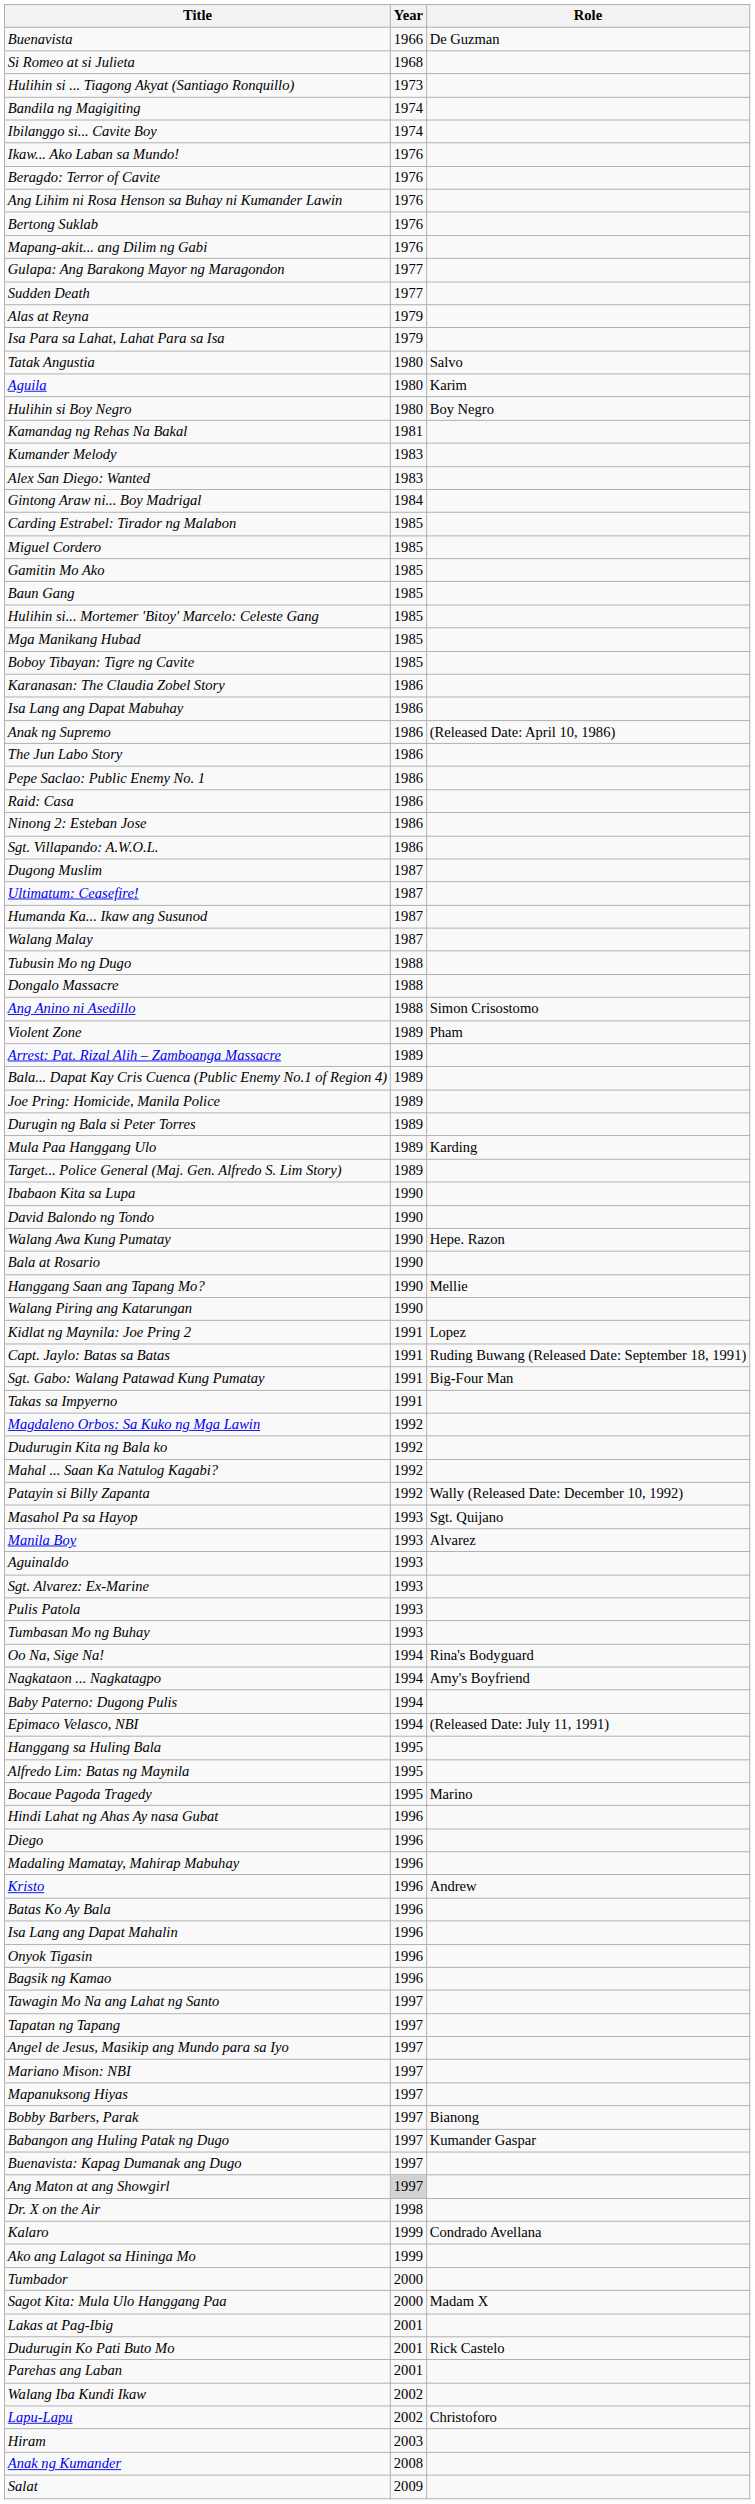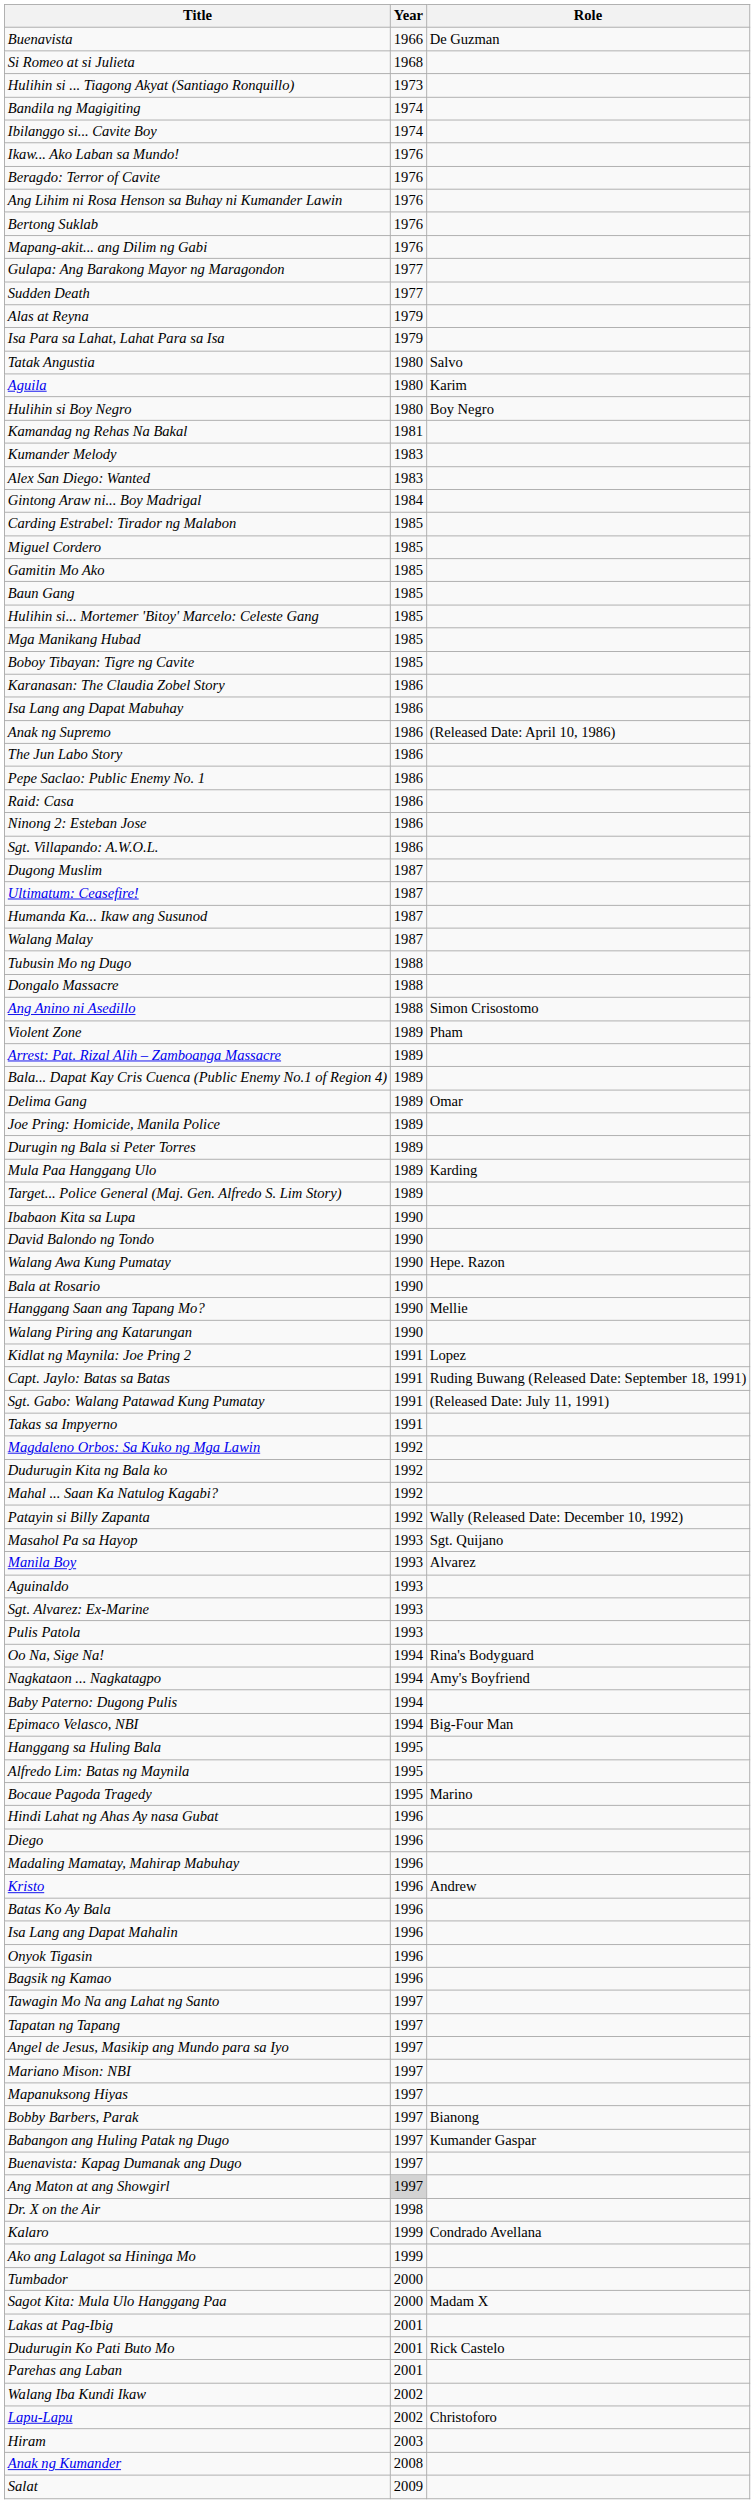+ row: (47, 1101)
(472, 1378) Big-Four Man -> (519, 1401) (Released Date: July 11, 1991)
- row: (79, 1632)
(519, 1724) (Released Date: July 11, 1991) -> (472, 1724) Big-Four Man
